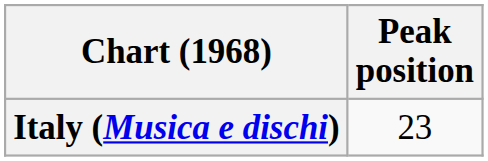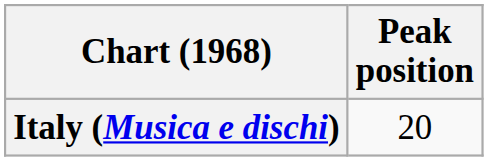(415, 126) 23 -> (415, 126) 20
